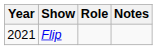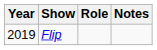(21, 34) 2021 -> (21, 34) 2019
